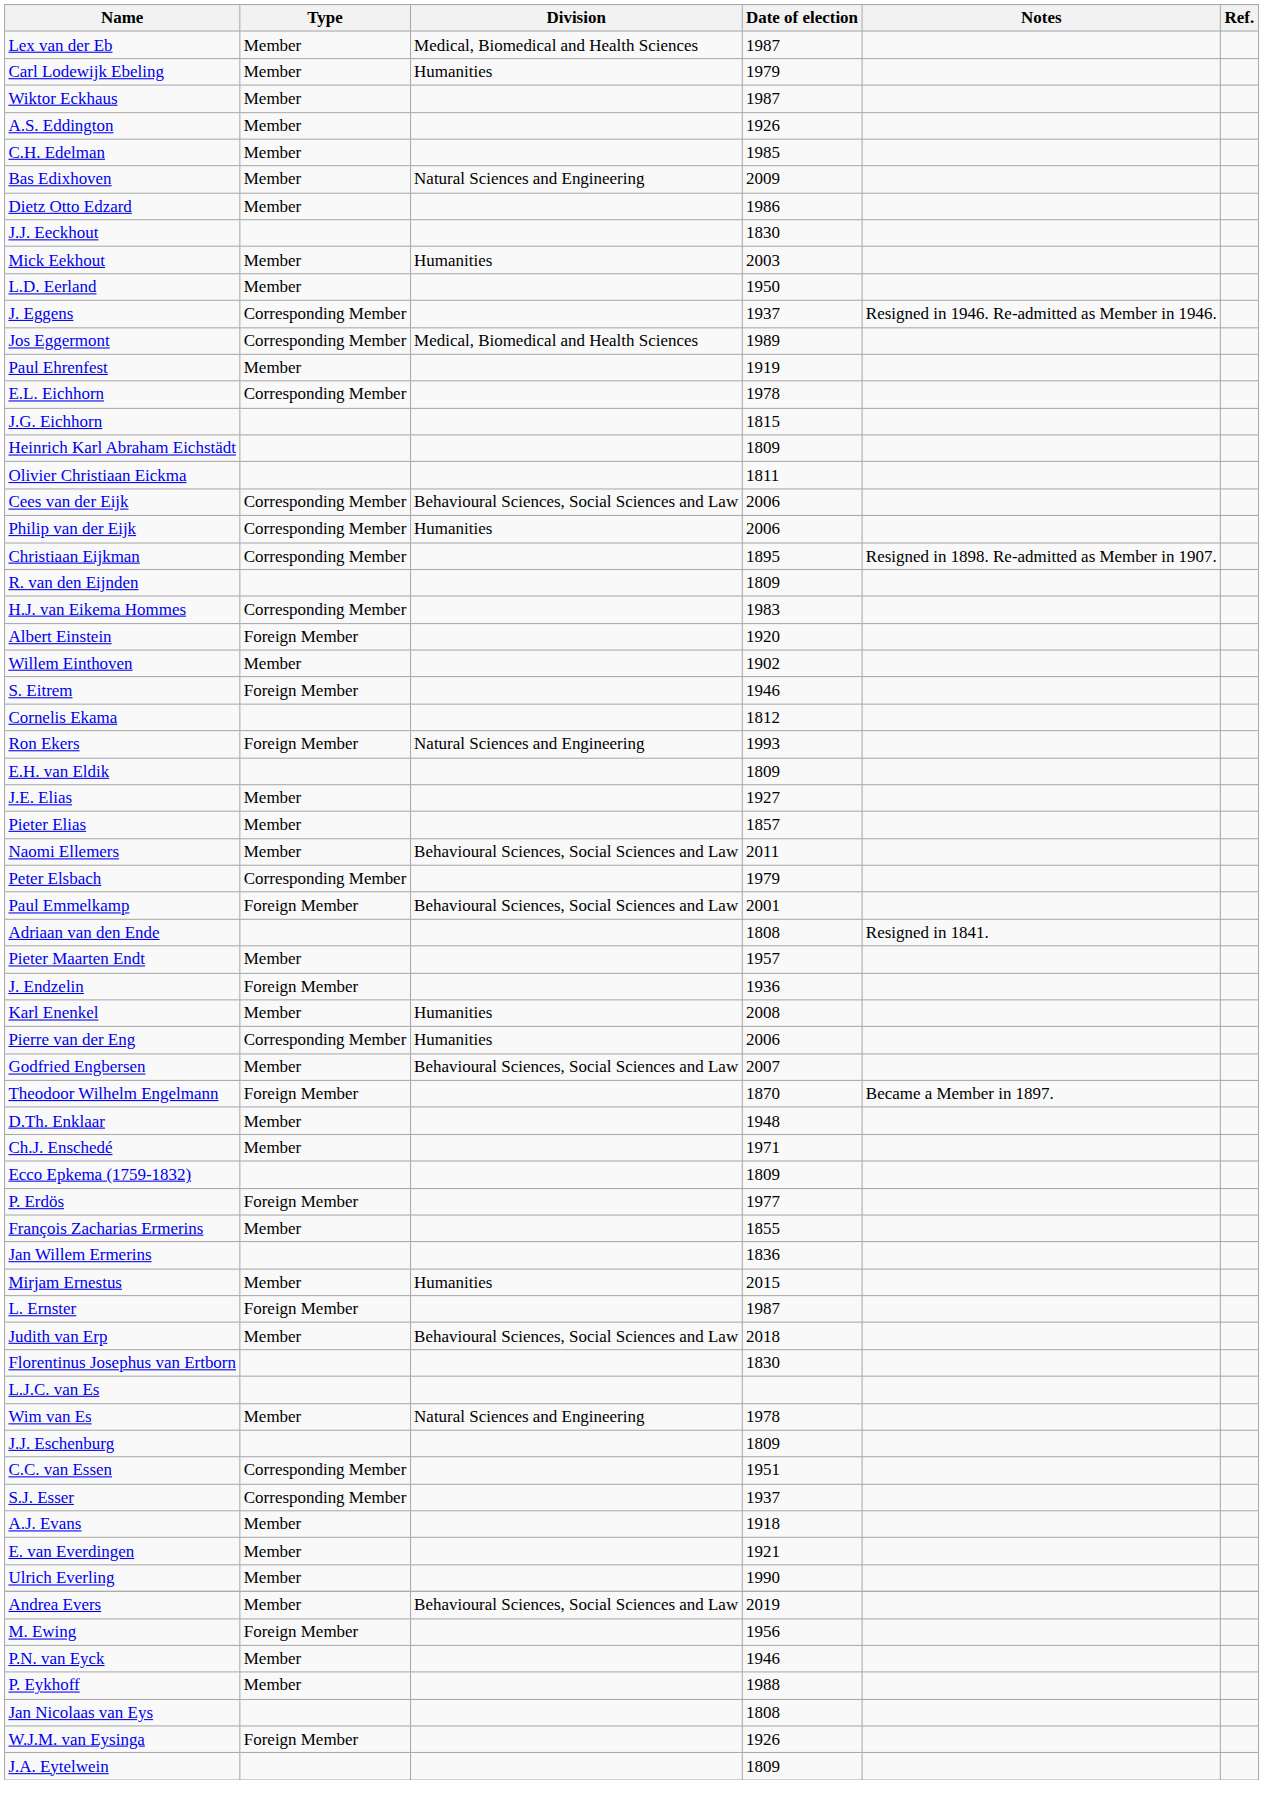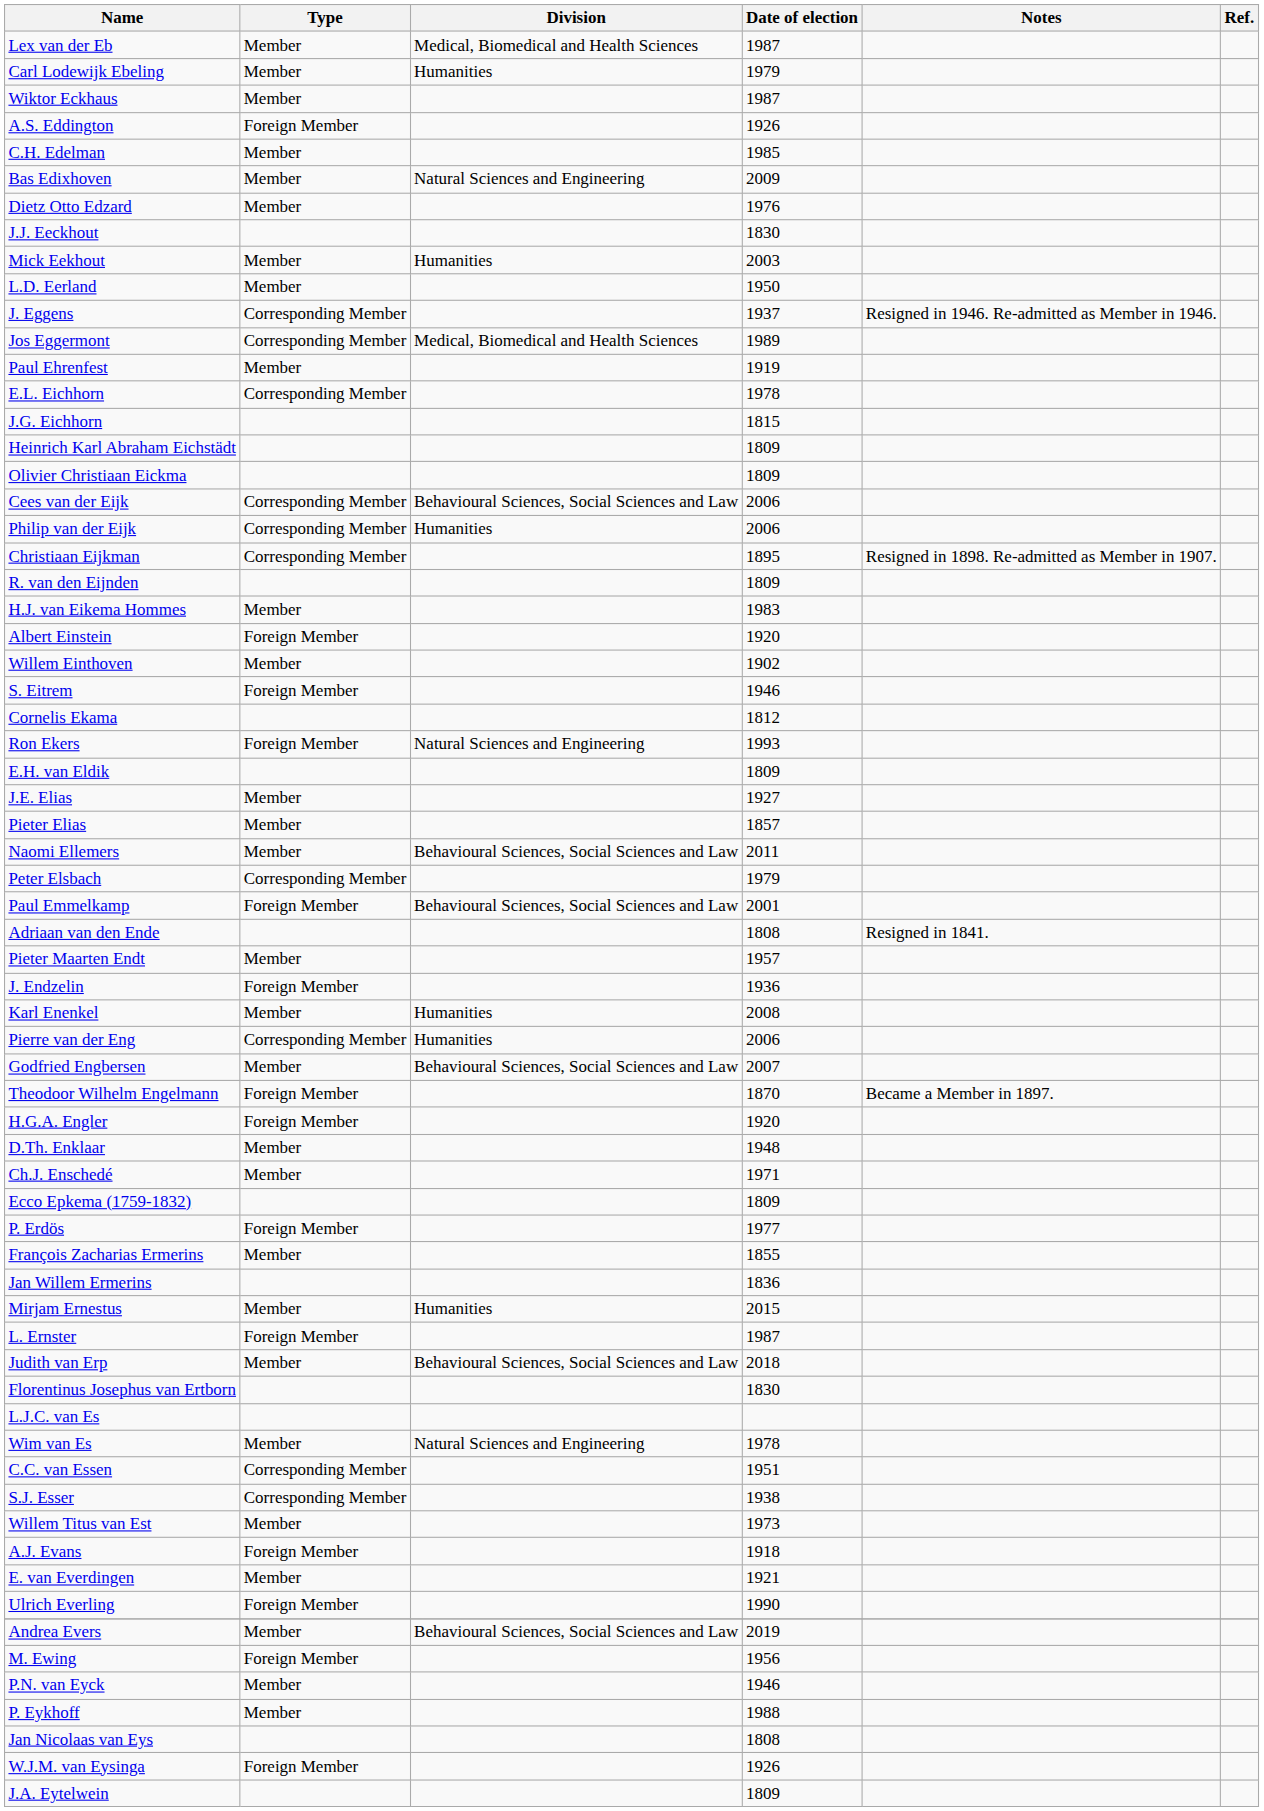(273, 125) Member -> (301, 125) Foreign Member
(763, 206) 1986 -> (763, 206) 1976
(763, 475) 1811 -> (763, 475) 1809
(325, 609) Corresponding Member -> (273, 609) Member
+ row: (58, 1120)
- row: (61, 1443)
(763, 1497) 1937 -> (763, 1497) 1938
+ row: (80, 1524)
(273, 1524) Member -> (301, 1551) Foreign Member
(273, 1578) Member -> (301, 1604) Foreign Member
